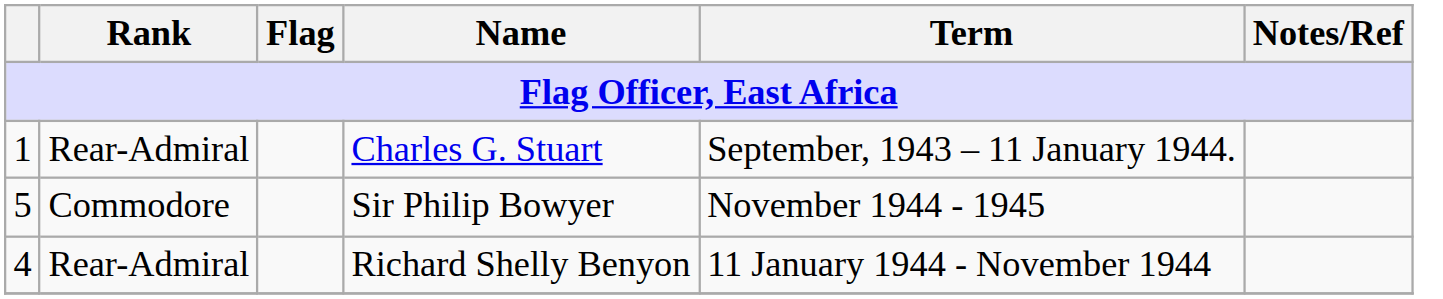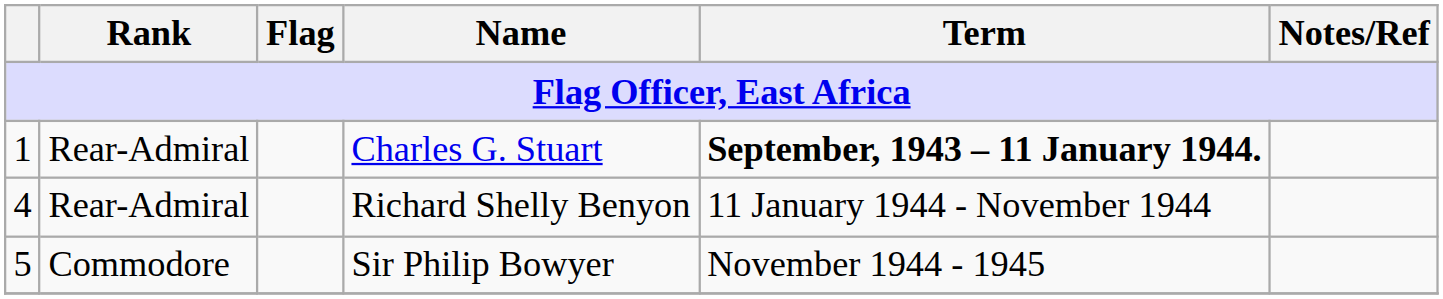(972, 148) normal -> (984, 148) bold
rows swapped: (521, 263) <-> (483, 206)
